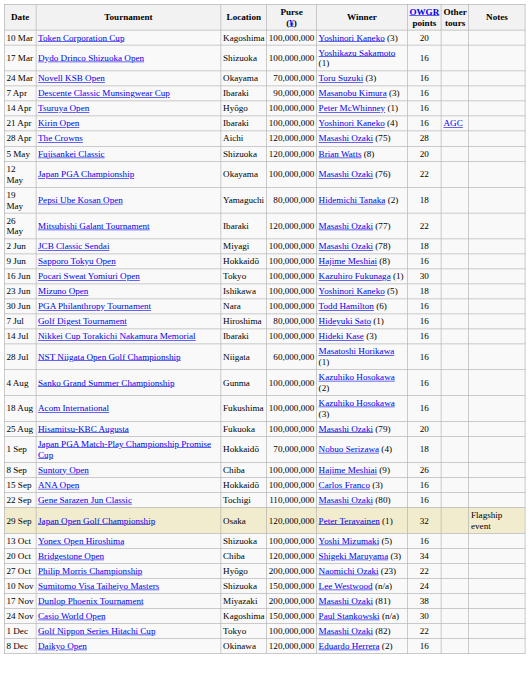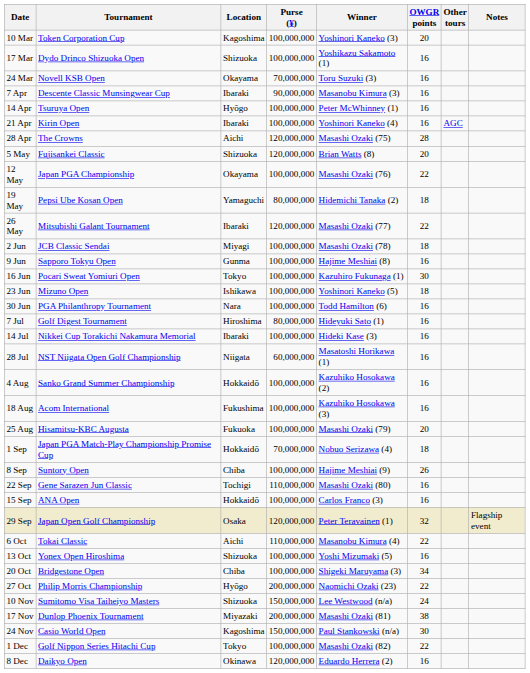(241, 261) Hokkaidō -> (236, 261) Gunma
(236, 383) Gunma -> (241, 383) Hokkaidō
rows swapped: (19, 485) <-> (19, 500)
+ row: (16, 541)
(292, 556) 120,000,000 -> (292, 571) 100,000,000
